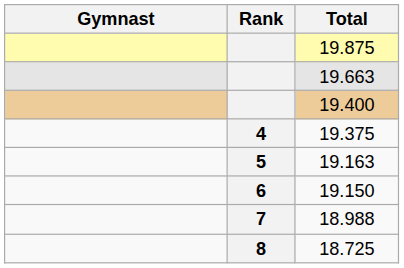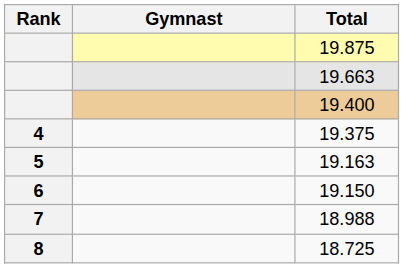columns swapped: (261, 19) <-> (116, 19)
